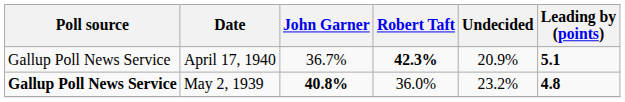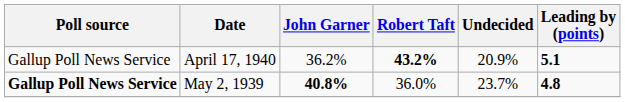(326, 59) 36.7% -> (326, 59) 36.2%
(416, 59) 42.3% -> (416, 59) 43.2%
(498, 84) 23.2% -> (498, 84) 23.7%
